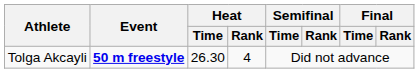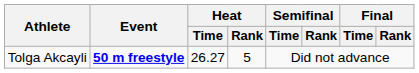(208, 58) 26.30 -> (208, 58) 26.27
(247, 58) 4 -> (247, 58) 5
